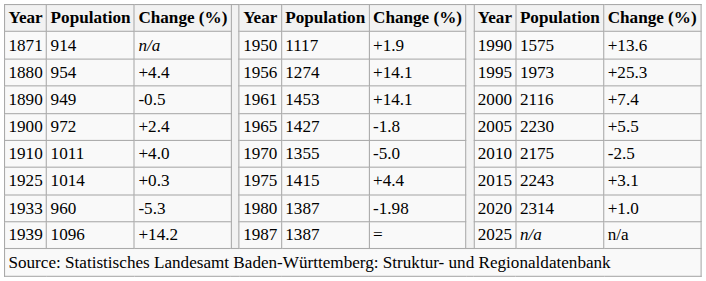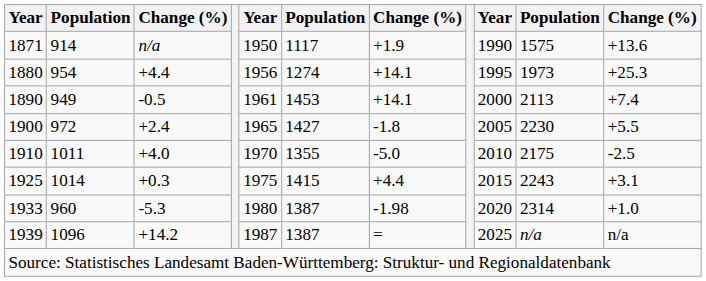(537, 99) 2116 -> (537, 99) 2113
